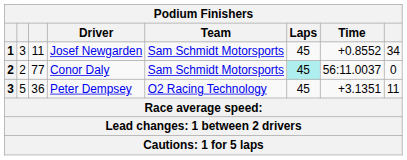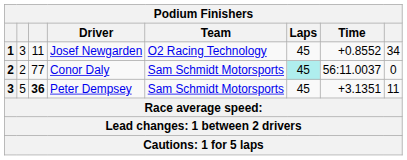(216, 51) Sam Schmidt Motorsports -> (207, 51) O2 Racing Technology
(38, 89) normal -> (38, 89) bold
(207, 89) O2 Racing Technology -> (216, 89) Sam Schmidt Motorsports
